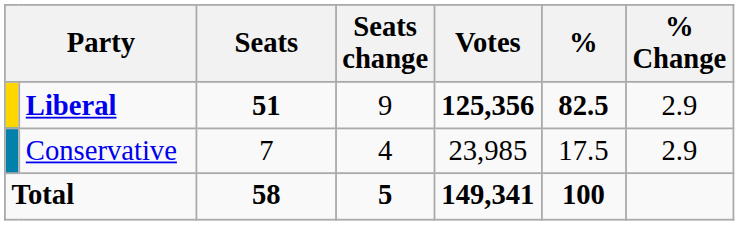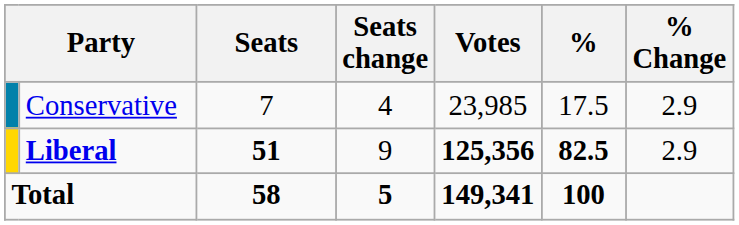rows swapped: (71, 104) <-> (101, 150)
